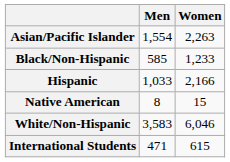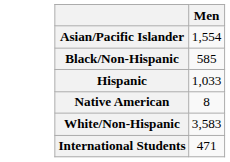- column: (200, 15)
